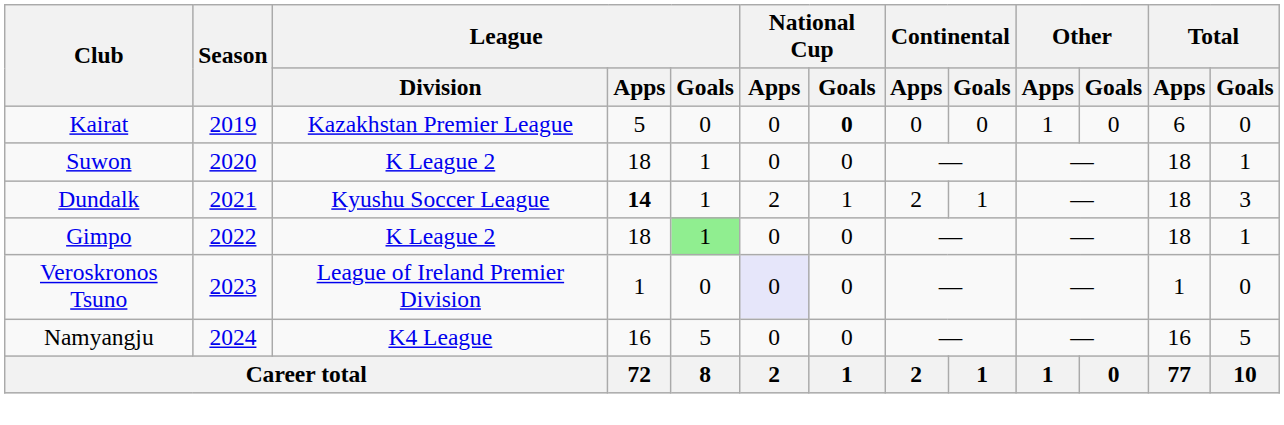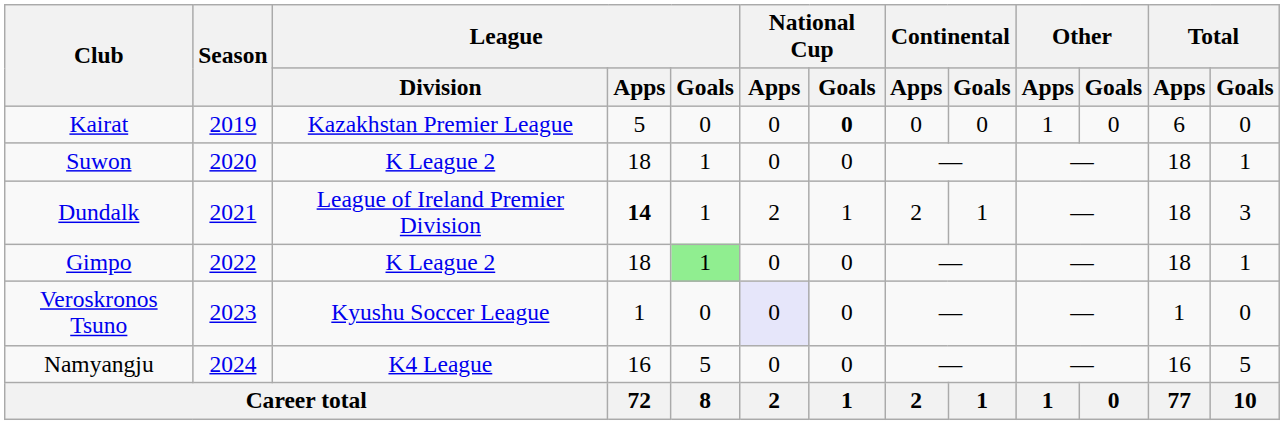(440, 198) Kyushu Soccer League -> (440, 212) League of Ireland Premier Division
(440, 286) League of Ireland Premier Division -> (440, 313) Kyushu Soccer League
